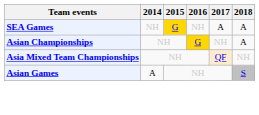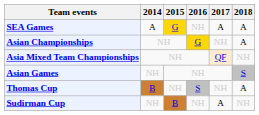(152, 27) NH -> (152, 27) A
(152, 73) A -> (152, 73) NH
+ row: (32, 88)
+ row: (36, 103)
